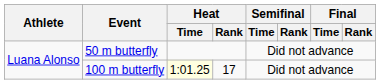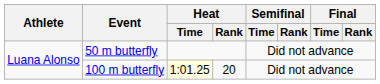(229, 70) 17 -> (229, 70) 20
